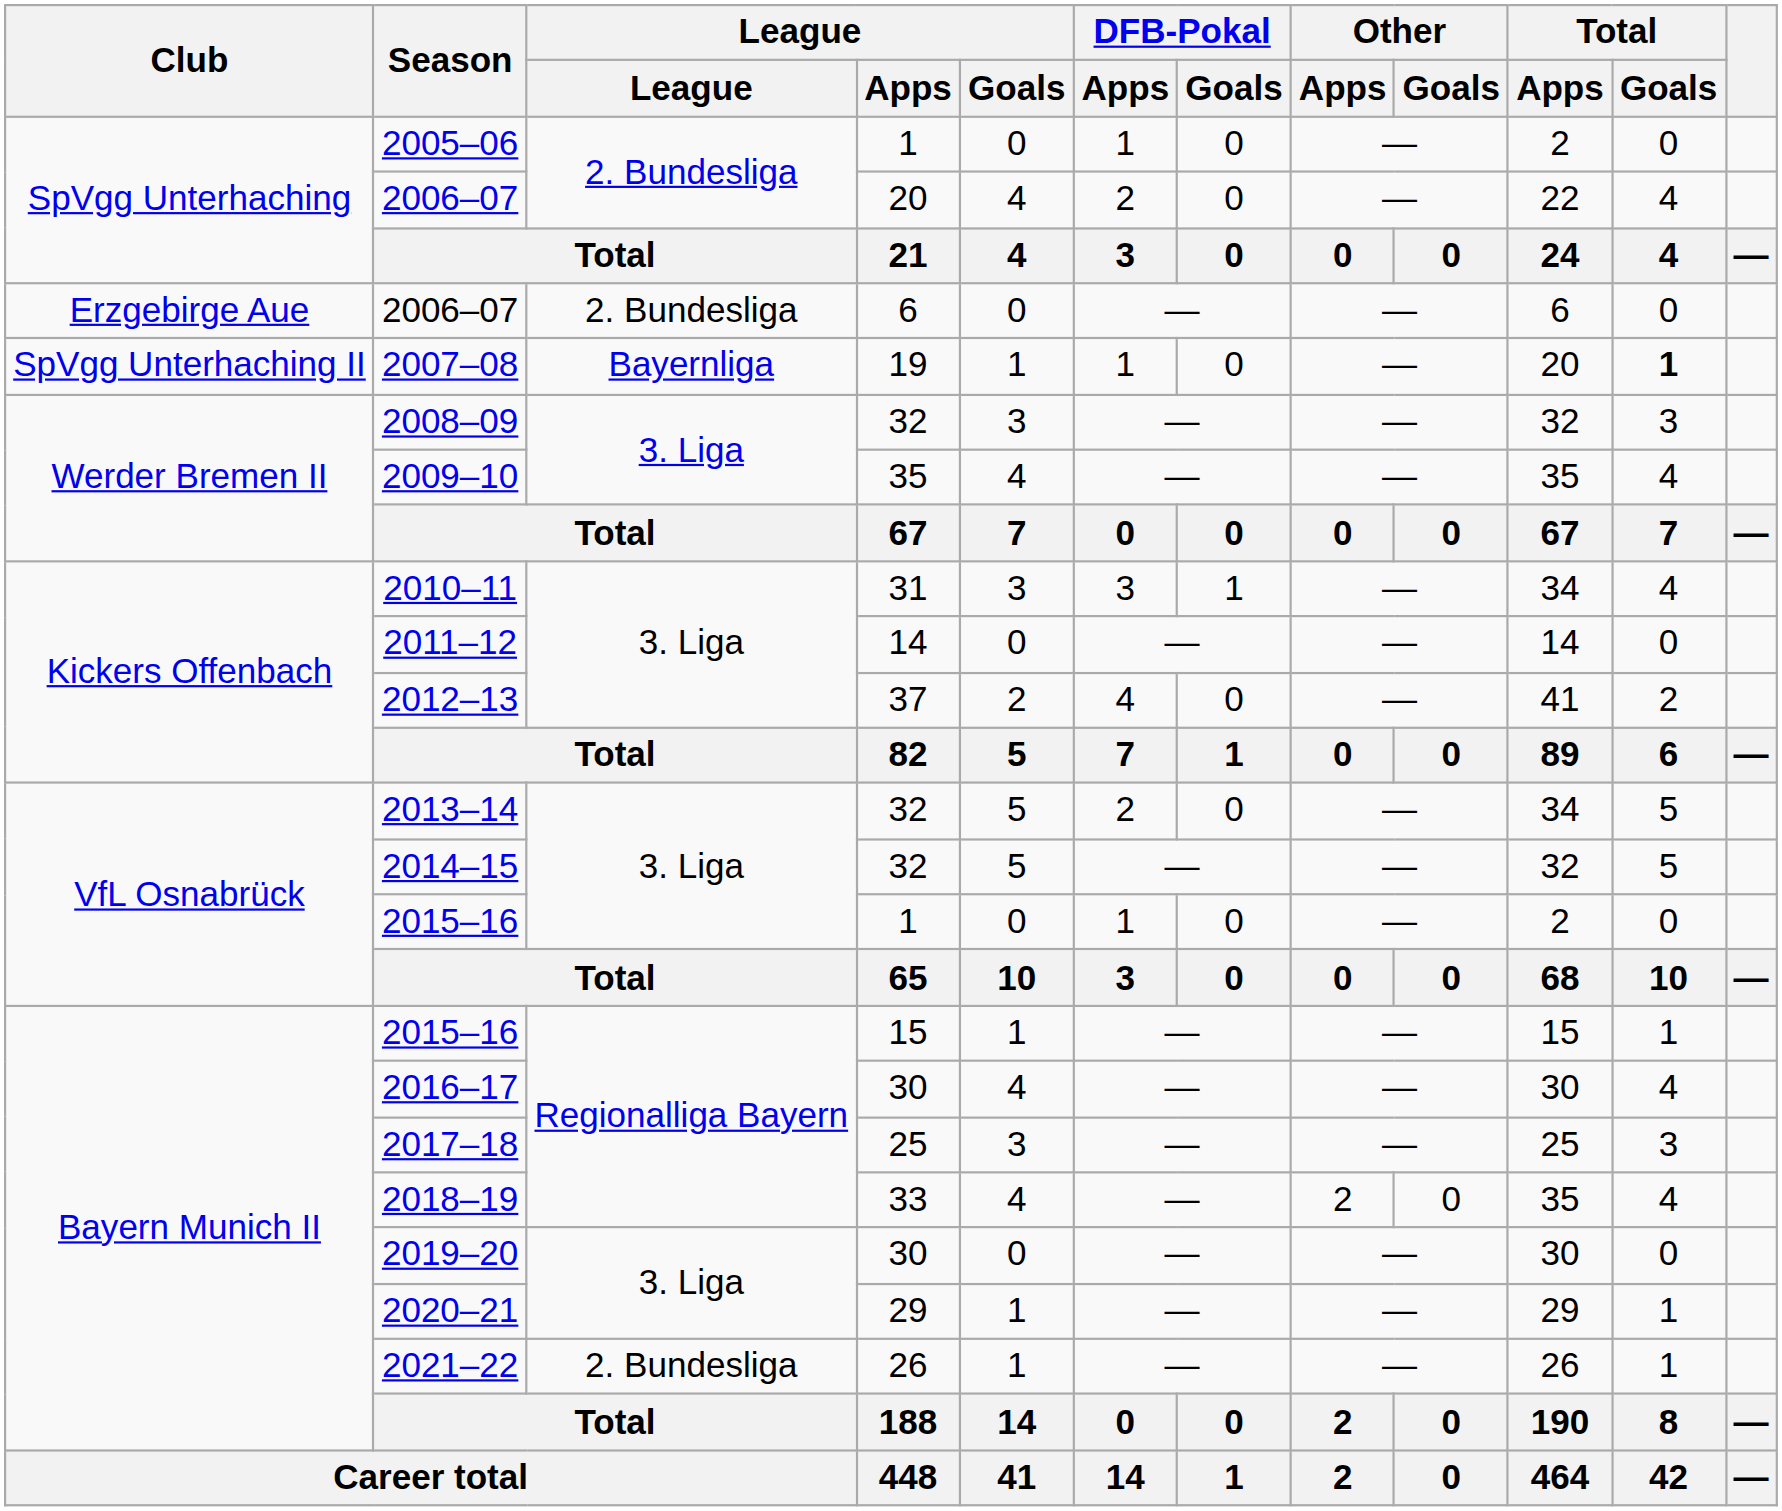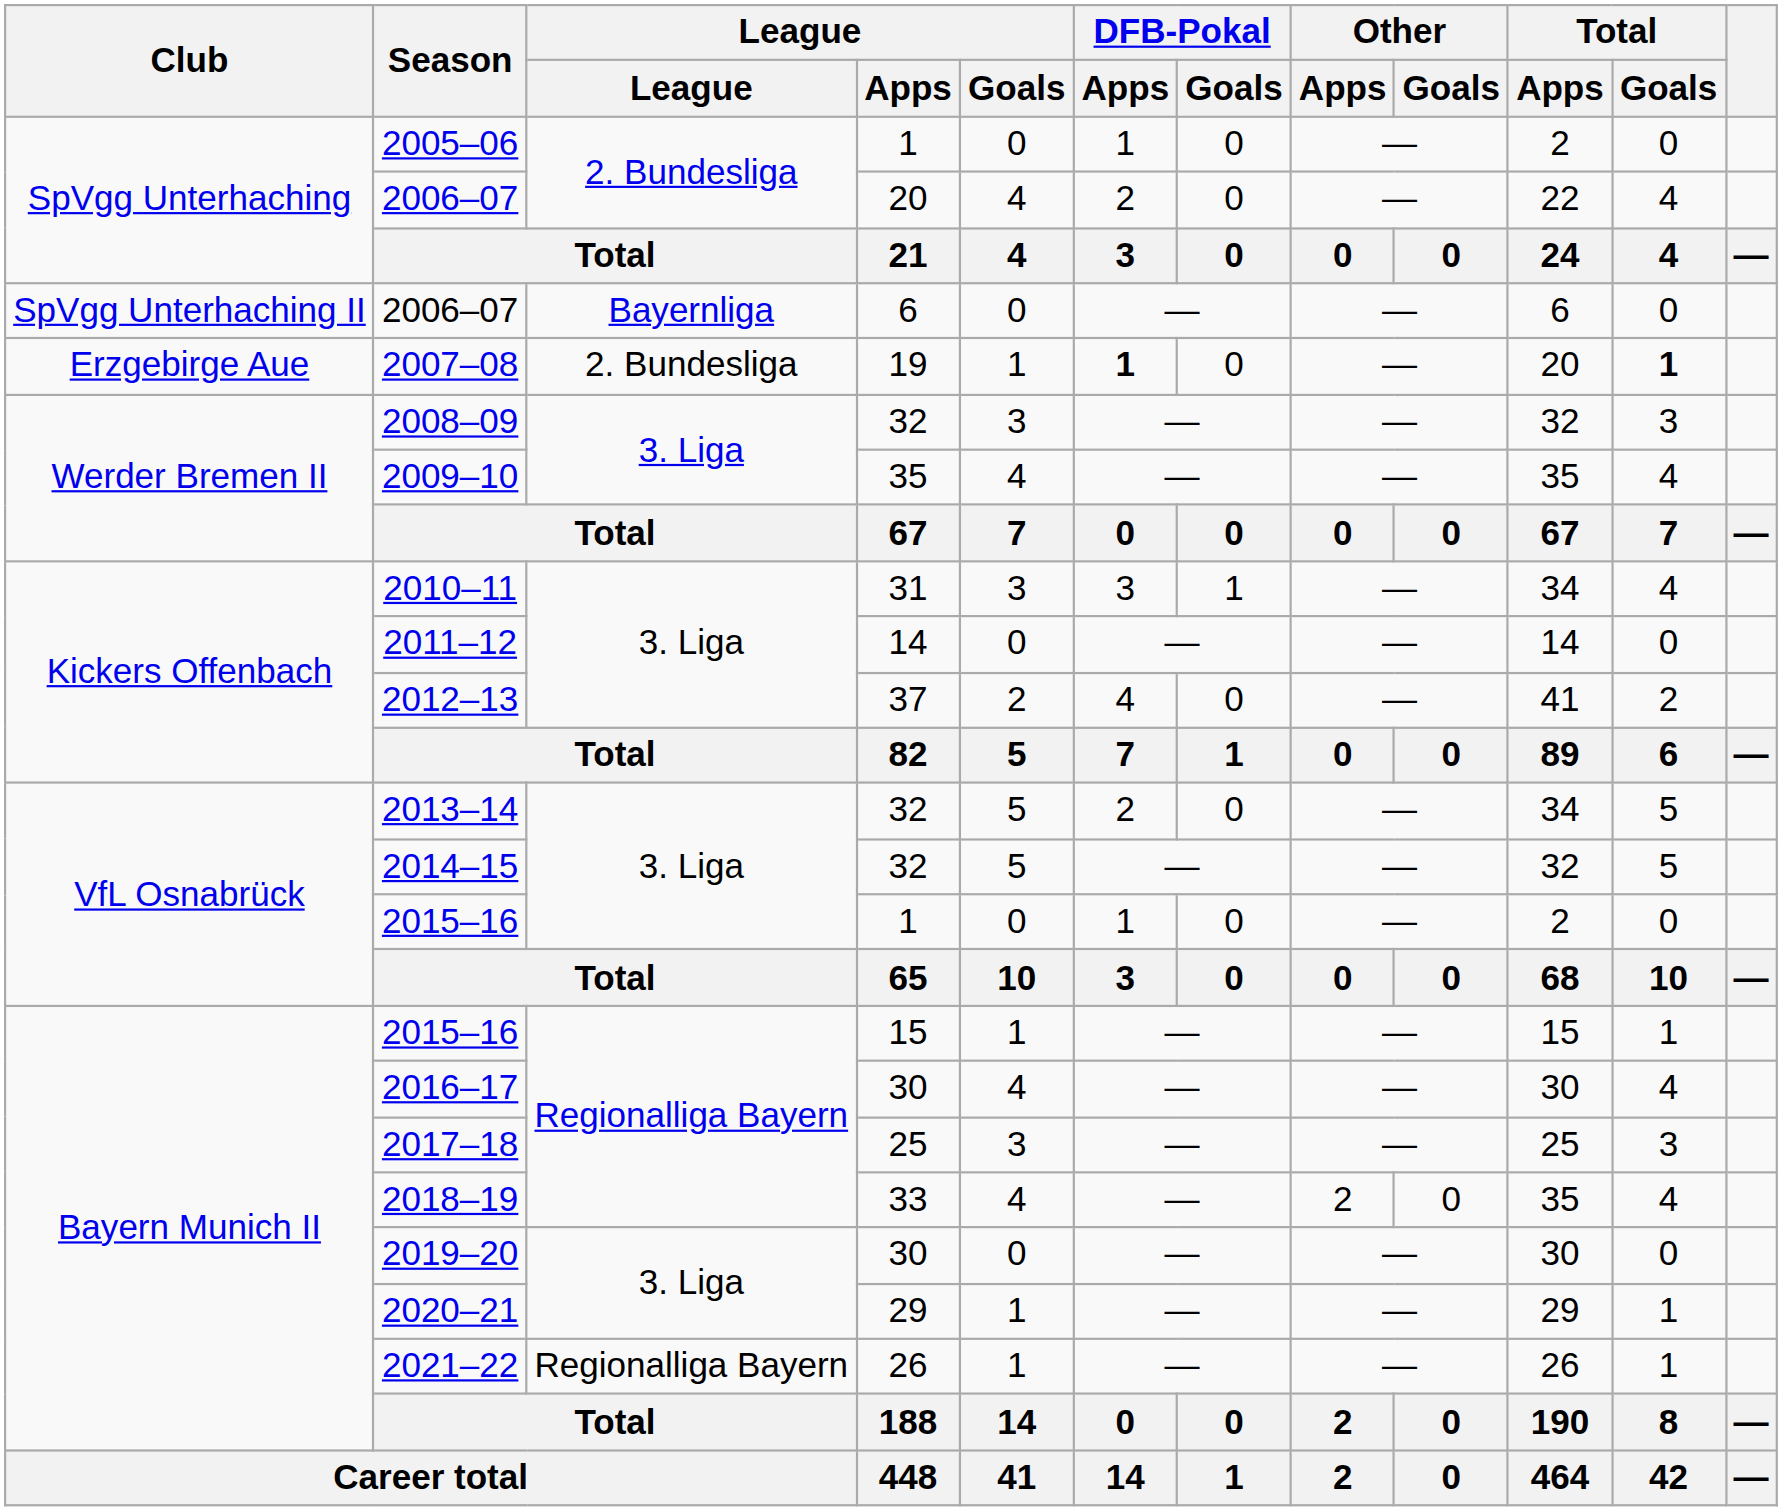(189, 310) Erzgebirge Aue -> (189, 310) SpVgg Unterhaching II
(691, 310) 2. Bundesliga -> (691, 310) Bayernliga
(189, 365) SpVgg Unterhaching II -> (189, 365) Erzgebirge Aue
(691, 365) Bayernliga -> (691, 365) 2. Bundesliga
(1125, 365) normal -> (1125, 365) bold
(691, 1365) 2. Bundesliga -> (691, 1365) Regionalliga Bayern
